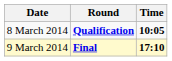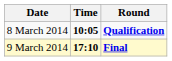columns swapped: (152, 13) <-> (103, 13)
